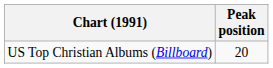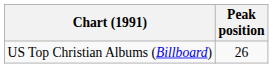(241, 52) 20 -> (241, 52) 26
